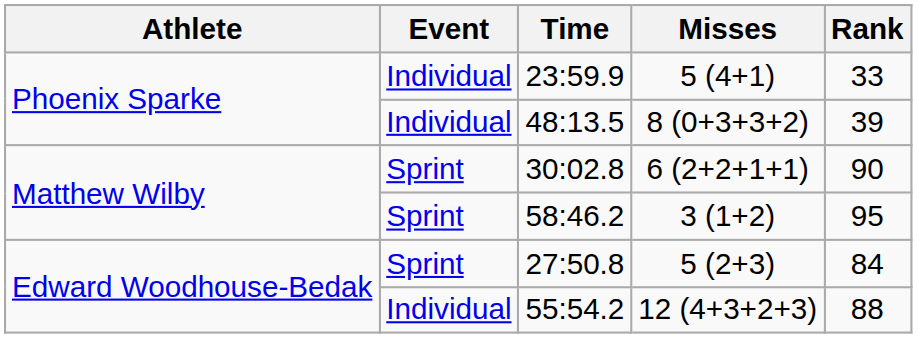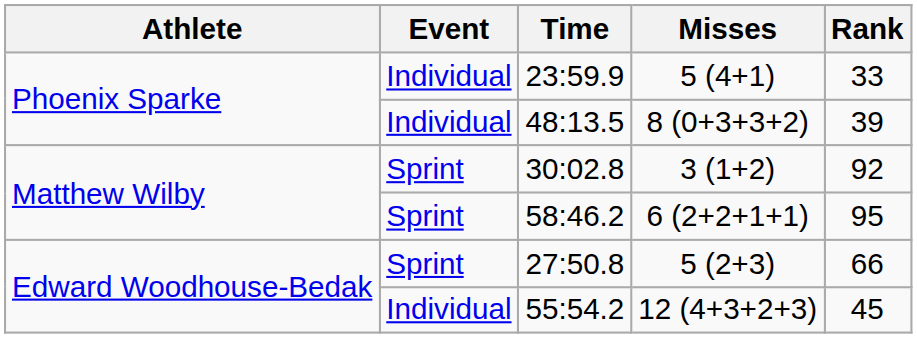(728, 169) 6 (2+2+1+1) -> (728, 169) 3 (1+2)
(867, 169) 90 -> (867, 169) 92
(728, 216) 3 (1+2) -> (728, 216) 6 (2+2+1+1)
(867, 263) 84 -> (867, 263) 66
(867, 310) 88 -> (867, 310) 45
